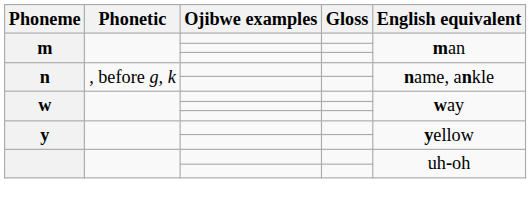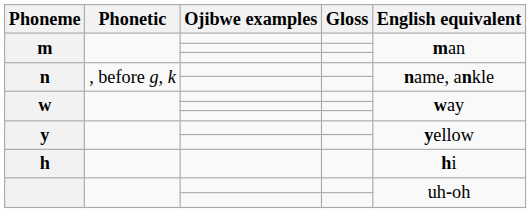+ row: (45, 163)
